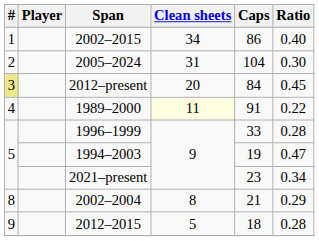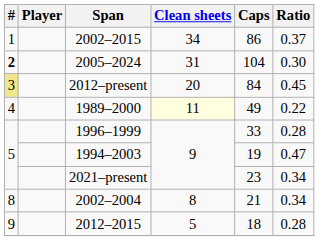(293, 39) 0.40 -> (293, 39) 0.37
(11, 62) normal -> (11, 62) bold
(254, 108) 91 -> (254, 108) 49
(293, 200) 0.29 -> (293, 200) 0.34
